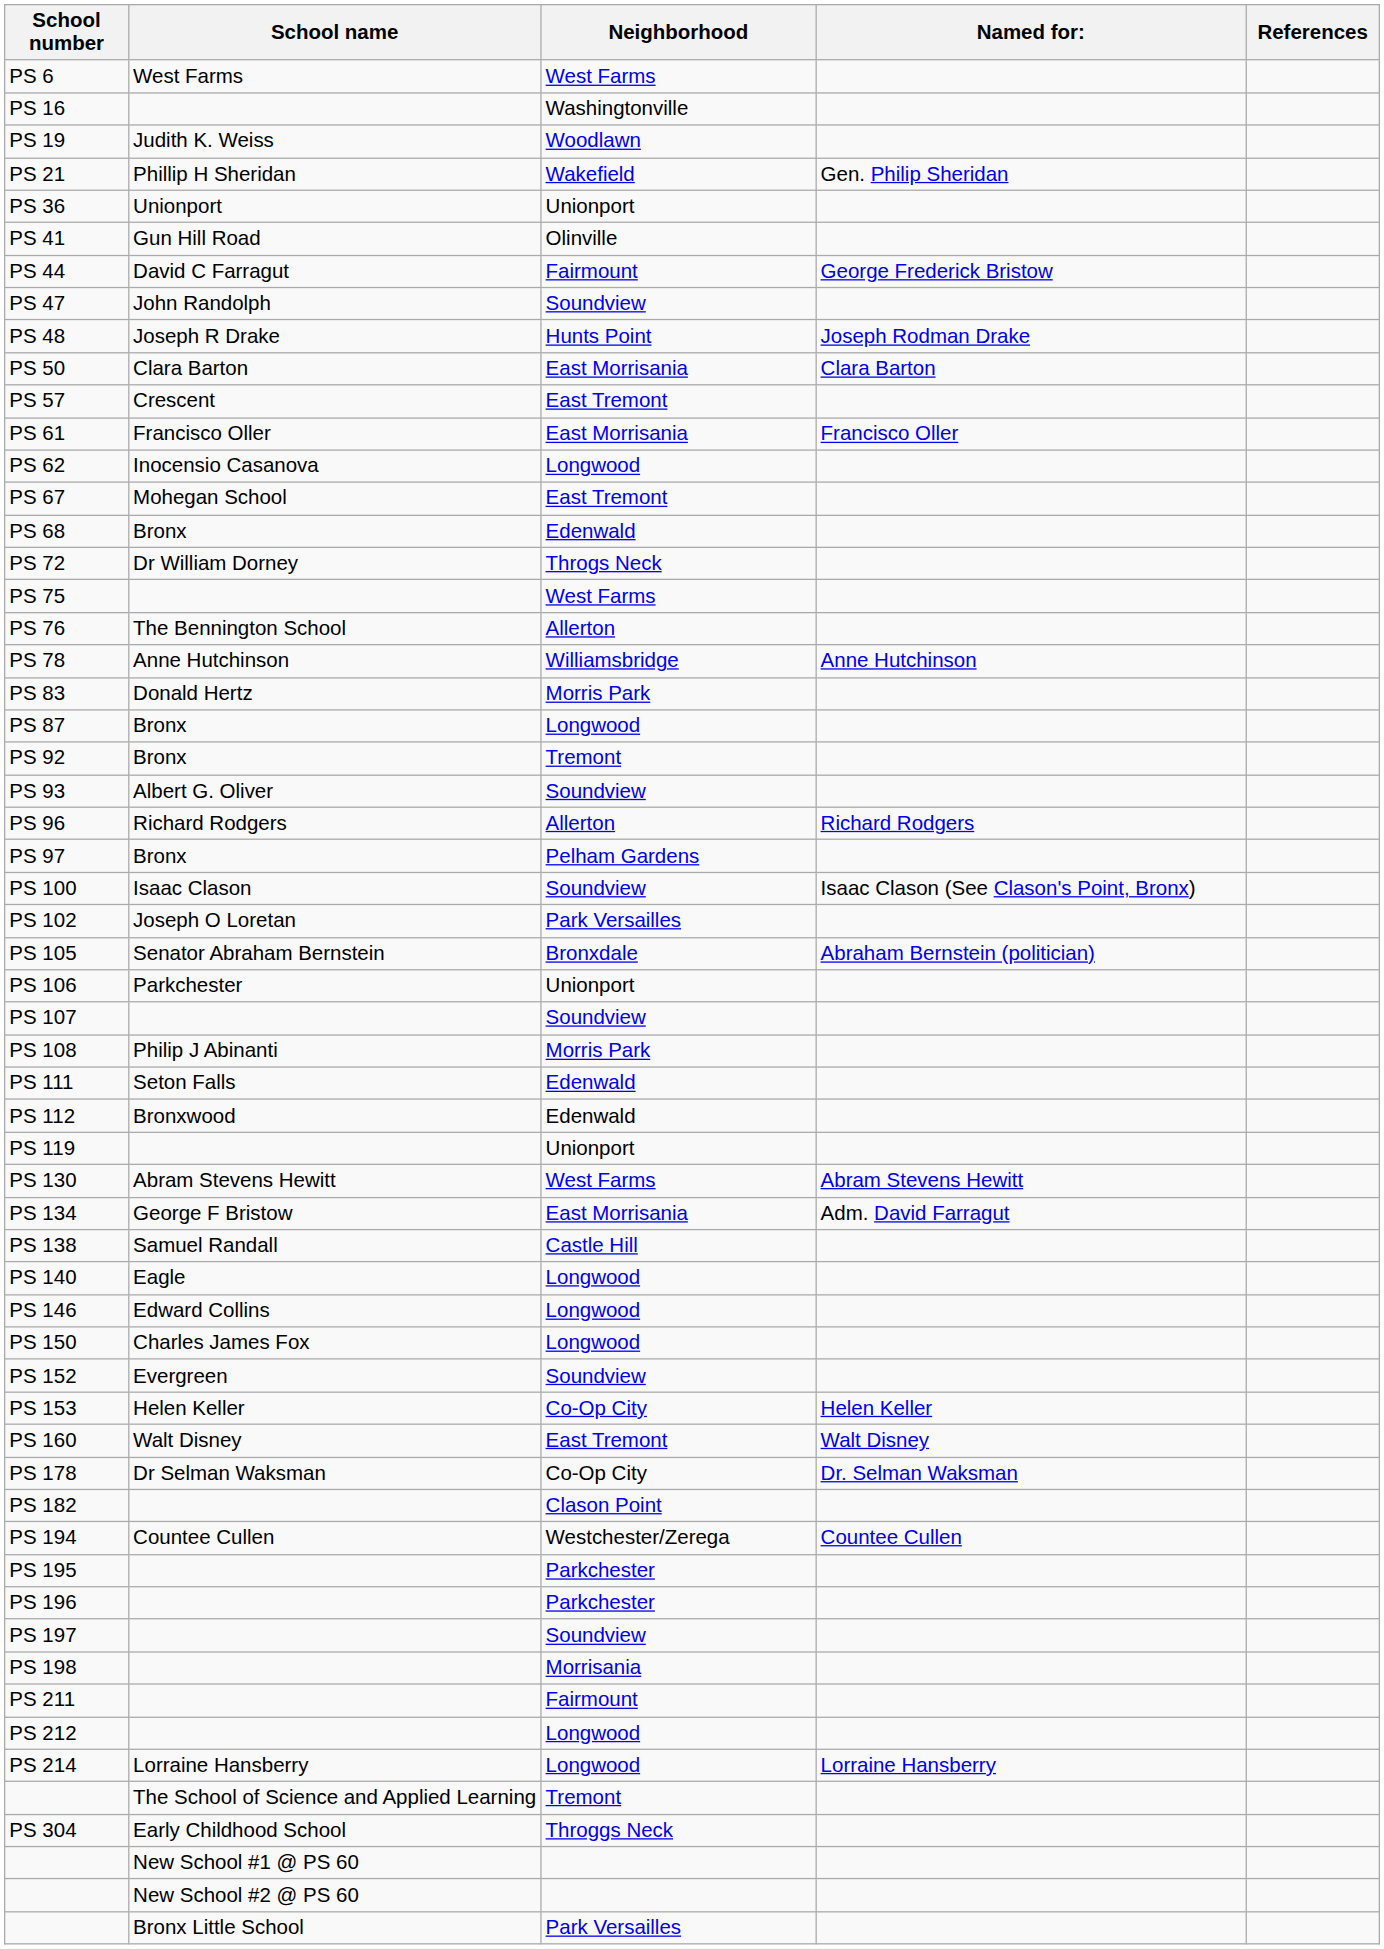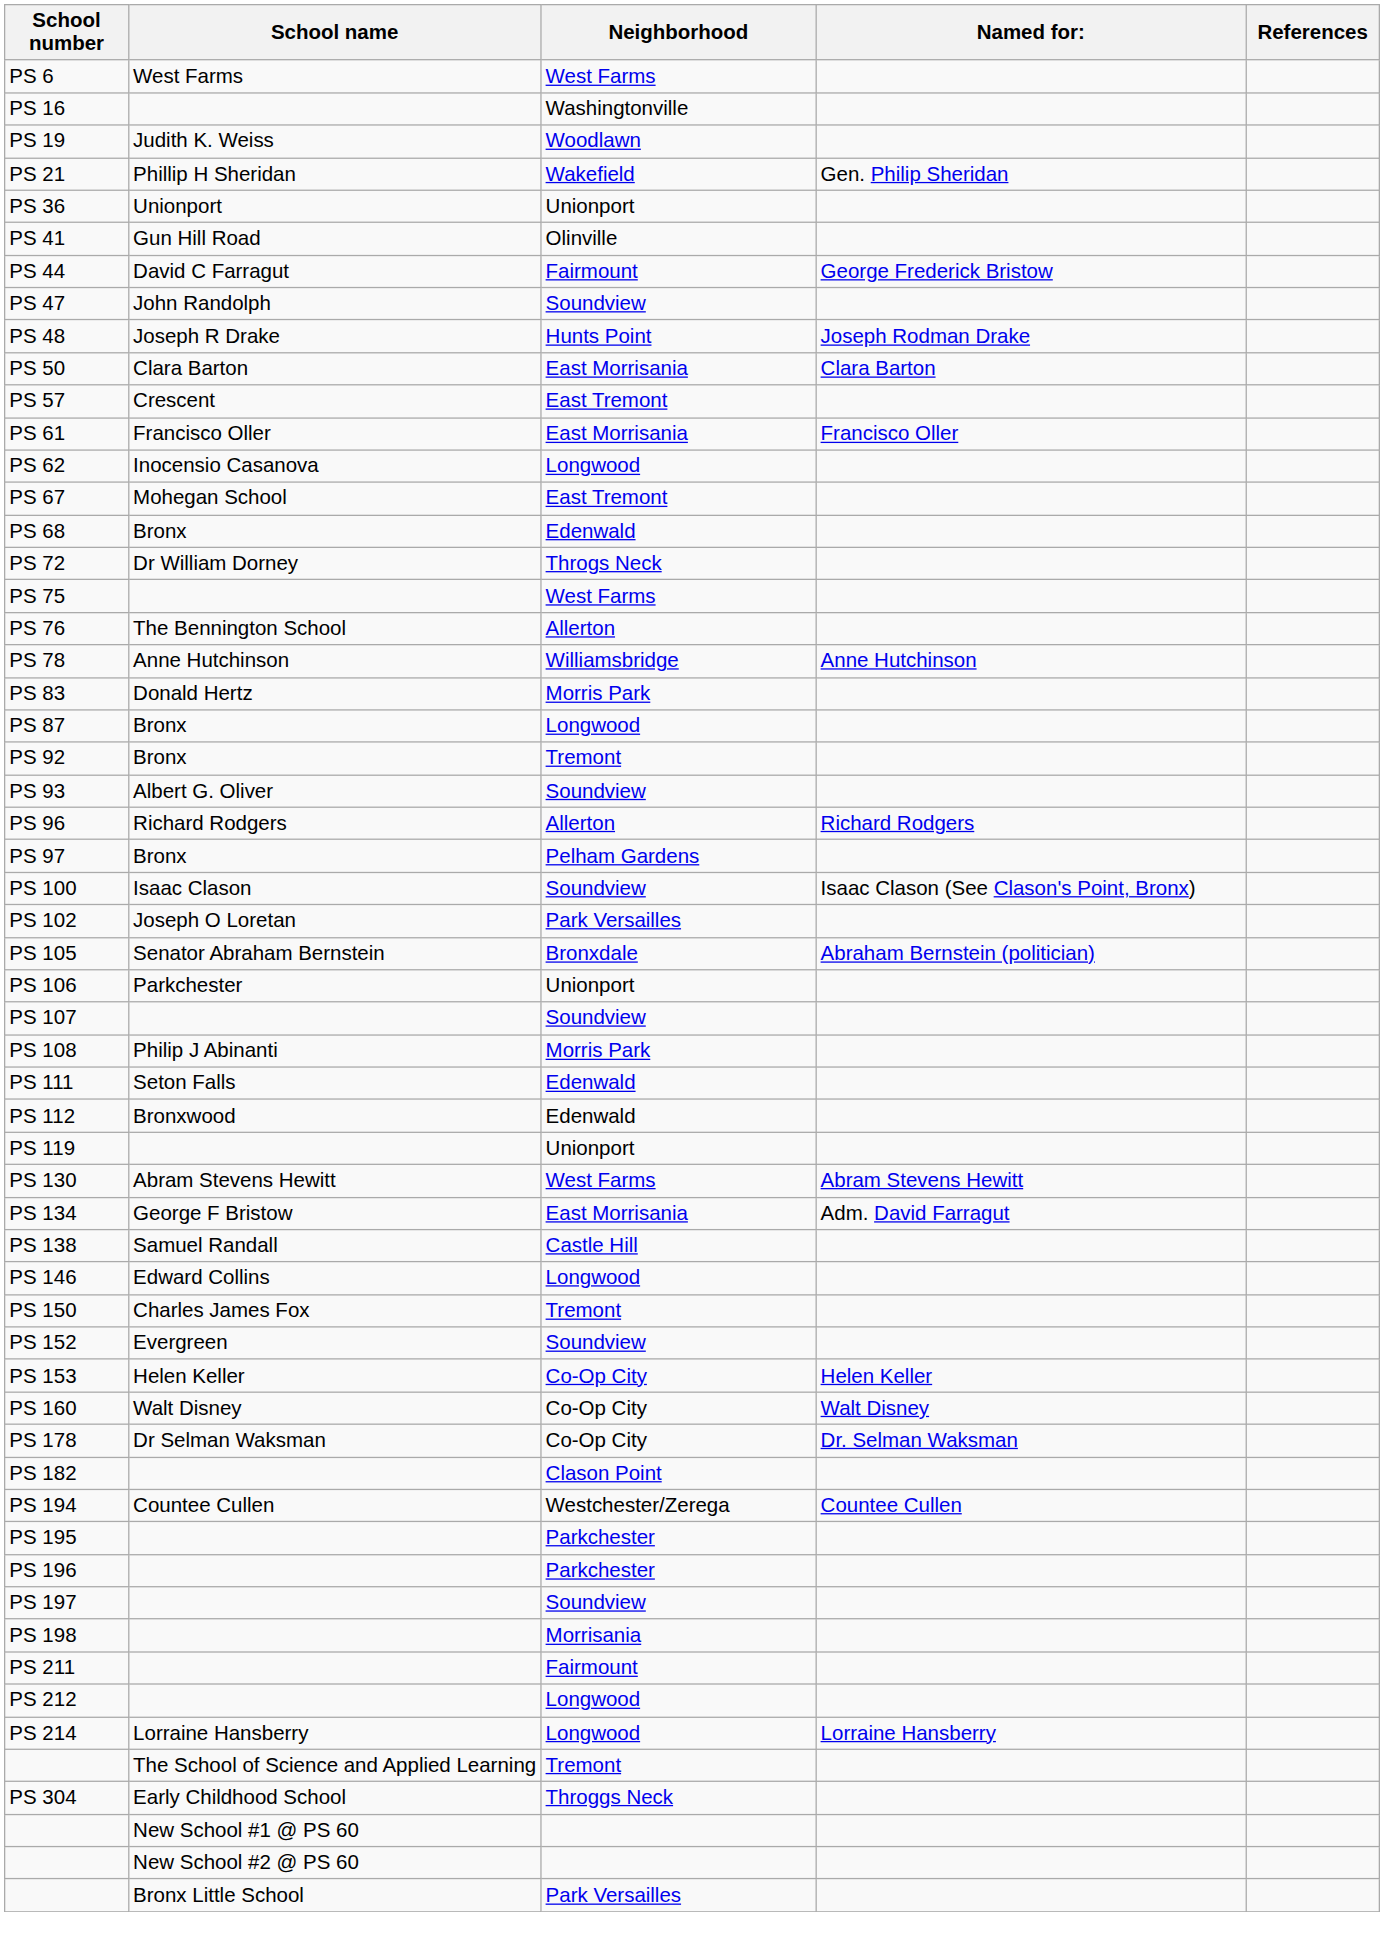- row: (43, 1278)
(593, 1342) Longwood -> (583, 1310) Tremont
(606, 1440) East Tremont -> (596, 1407) Co-Op City
